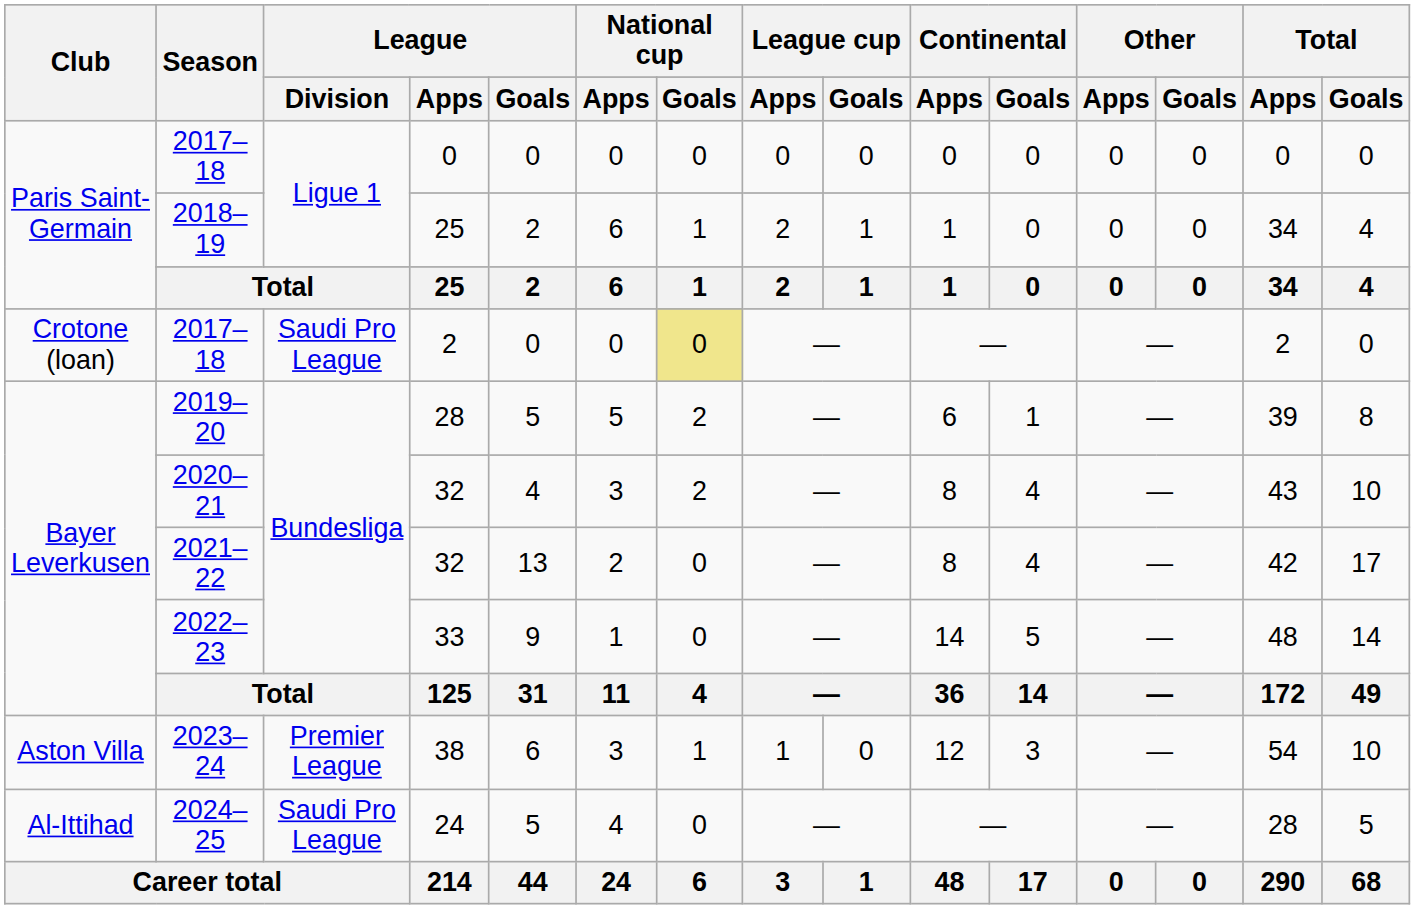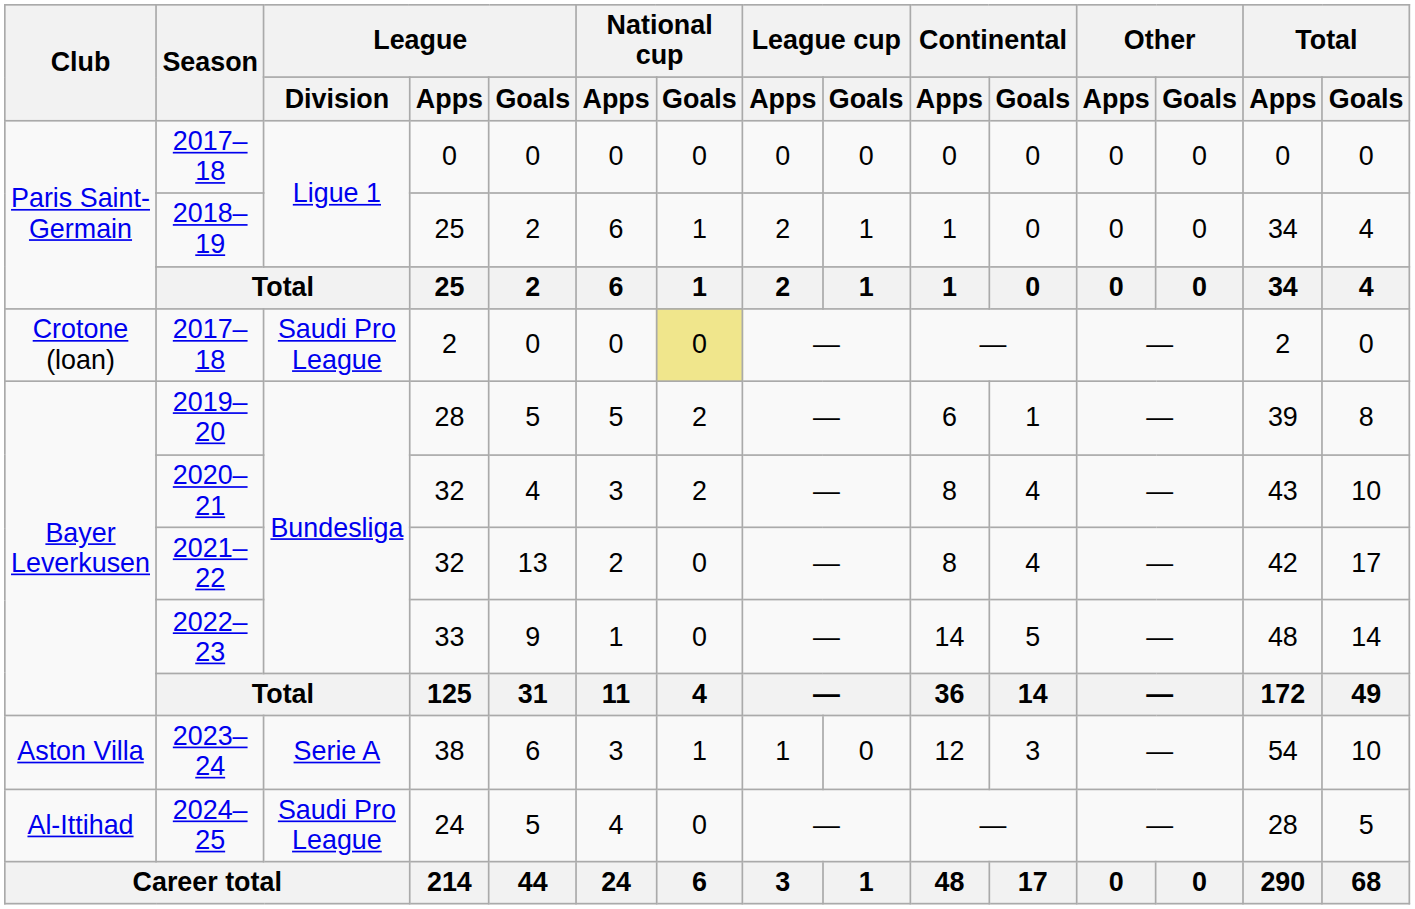(337, 751) Premier League -> (337, 751) Serie A
